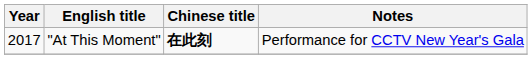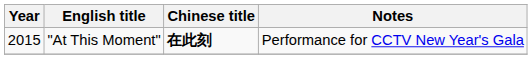(24, 40) 2017 -> (24, 40) 2015
